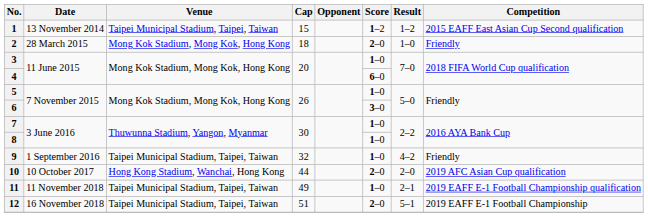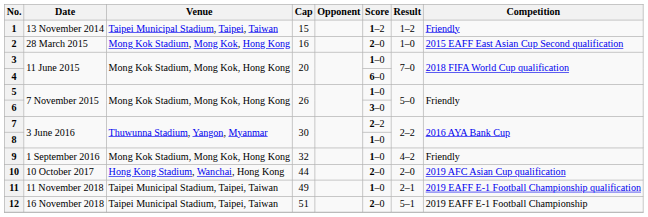(525, 28) 2015 EAFF East Asian Cup Second qualification -> (443, 28) Friendly
(304, 44) 18 -> (304, 44) 16
(443, 44) Friendly -> (525, 44) 2015 EAFF East Asian Cup Second qualification
(377, 124) 1–0 -> (377, 124) 2–2
(193, 156) Taipei Municipal Stadium, Taipei, Taiwan -> (199, 156) Mong Kok Stadium, Mong Kok, Hong Kong
